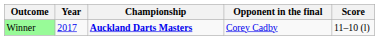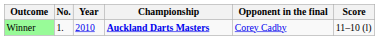+ column: (64, 12)
(67, 27) 2017 -> (85, 27) 2010
